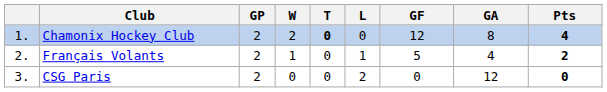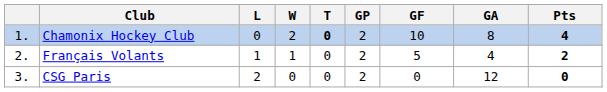columns swapped: (257, 15) <-> (362, 15)
(417, 35) 12 -> (417, 35) 10
